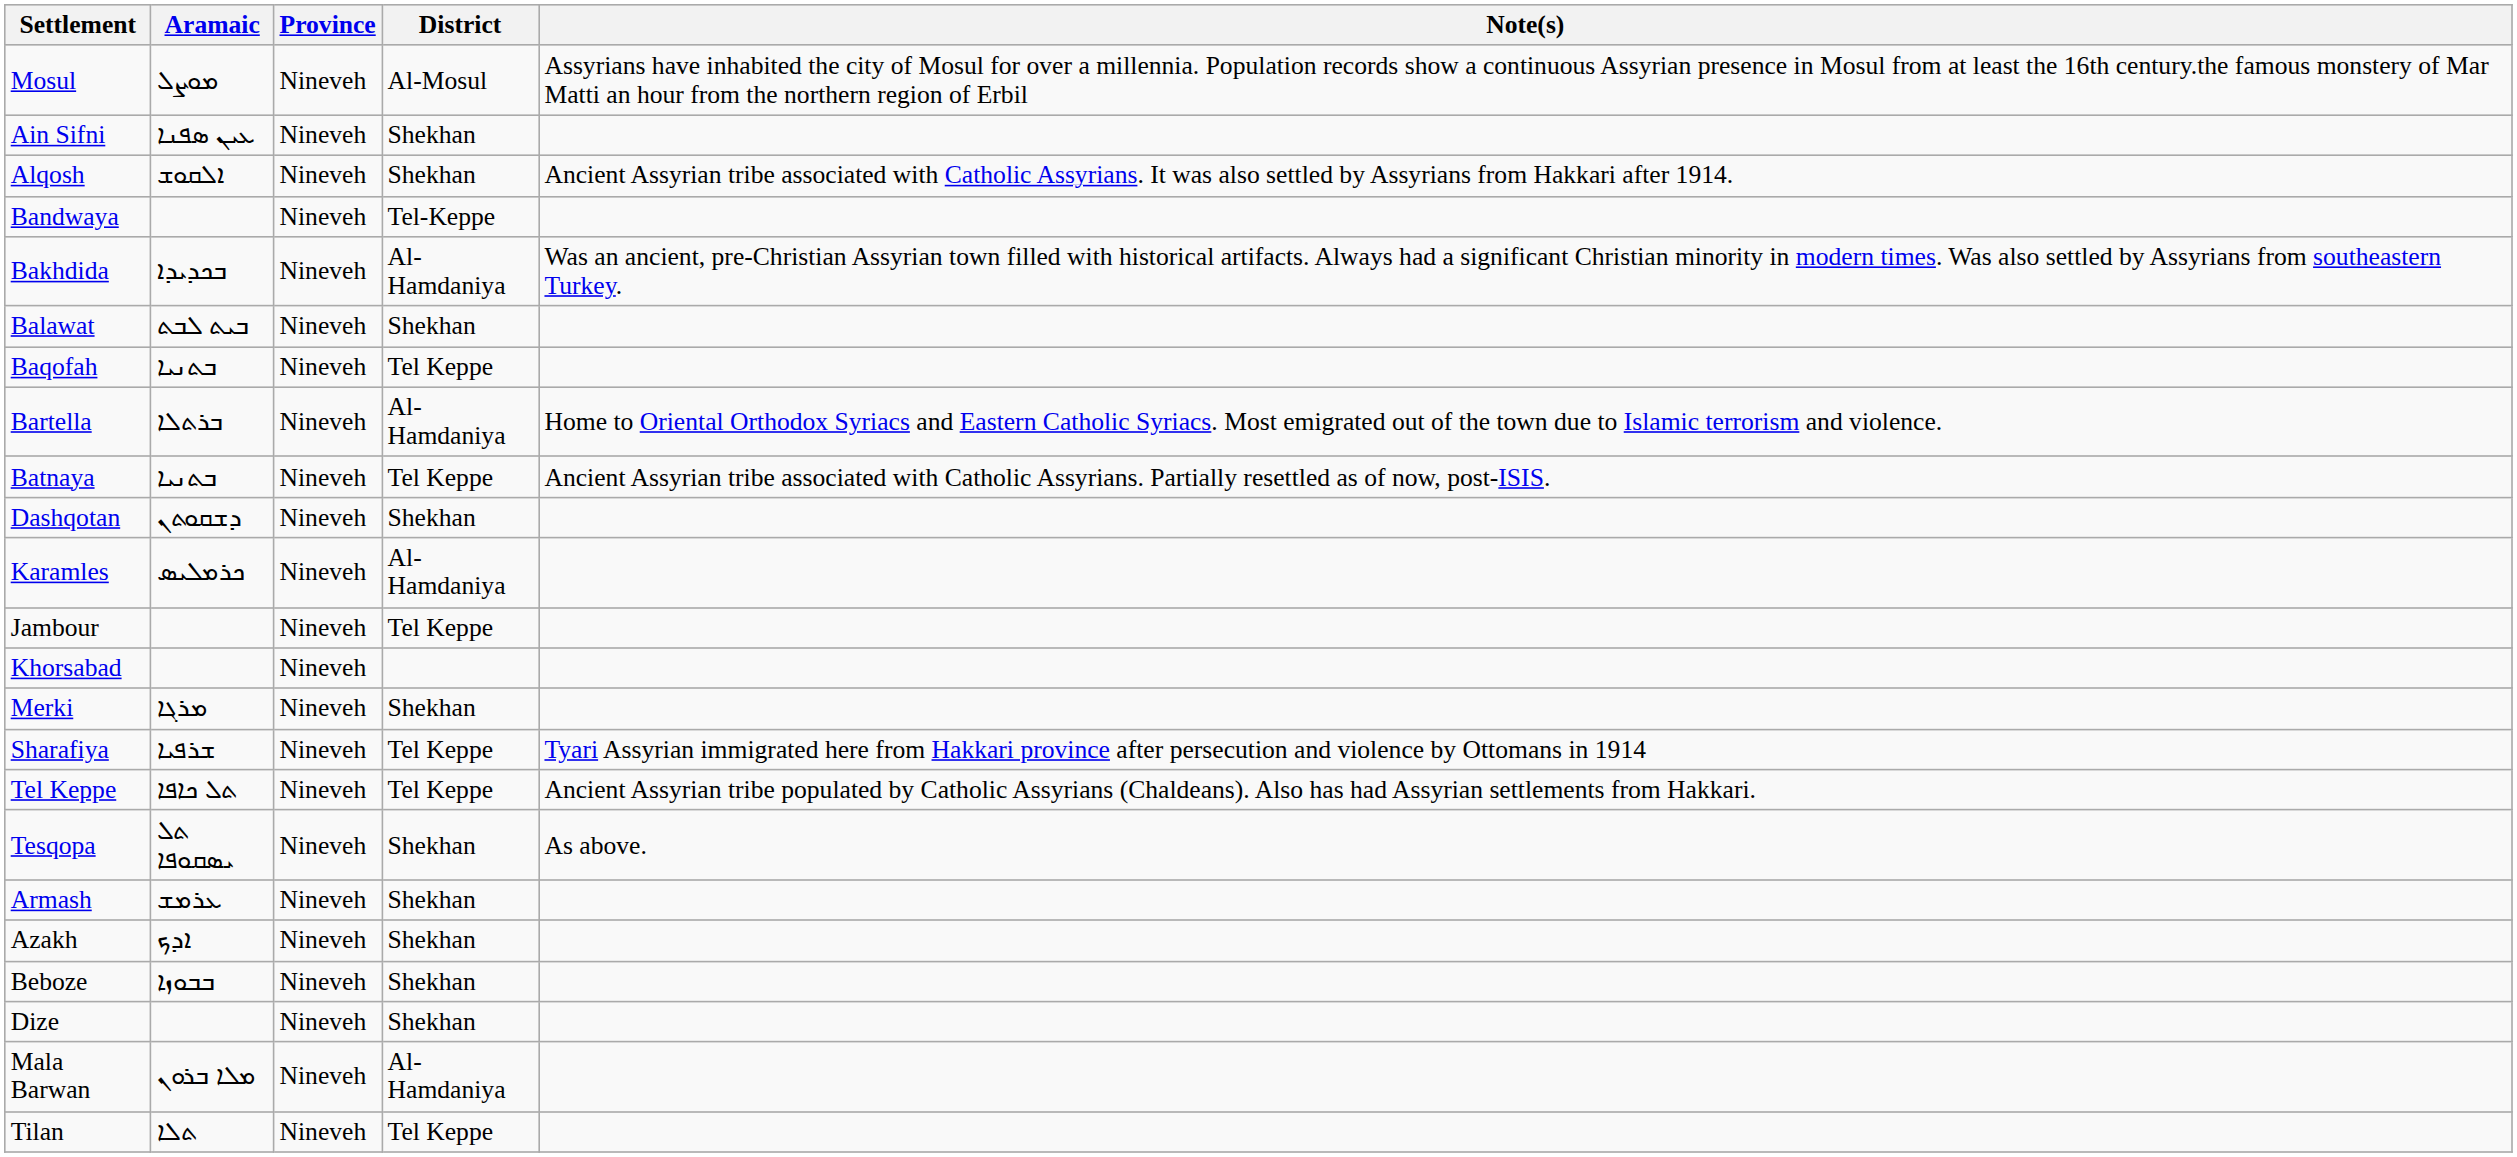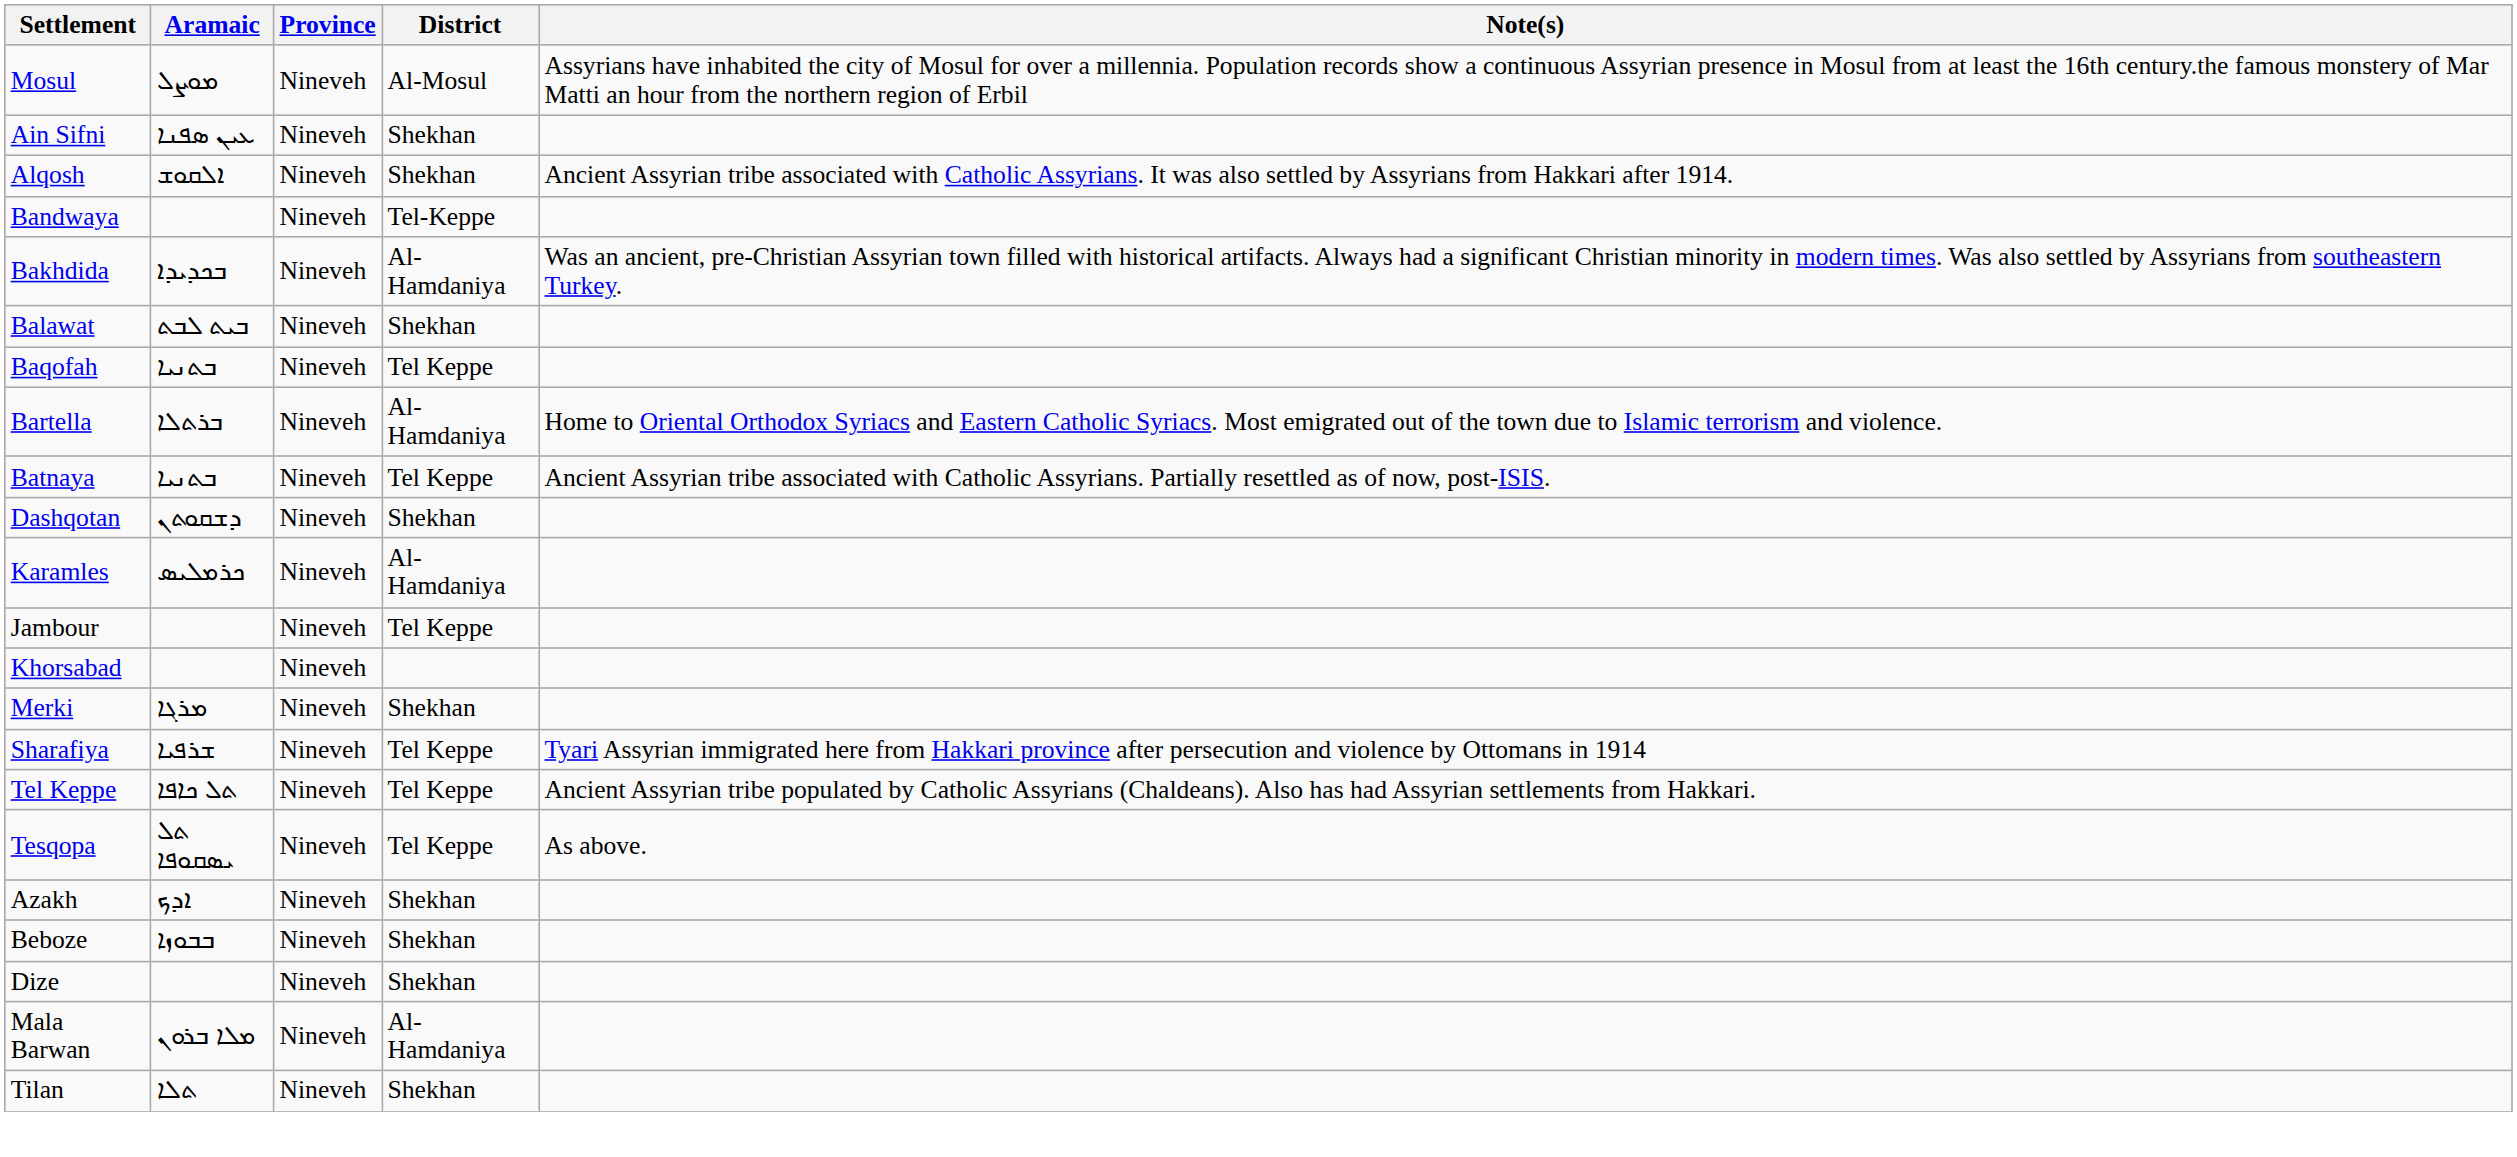(432, 844) Shekhan -> (440, 844) Tel Keppe
- row: (51, 899)
(440, 1131) Tel Keppe -> (432, 1090) Shekhan
